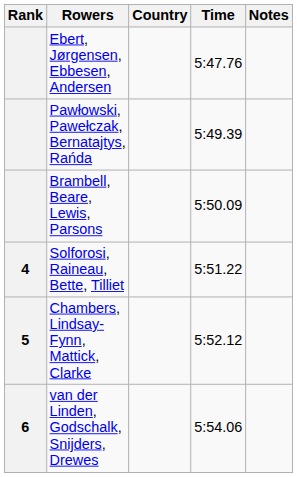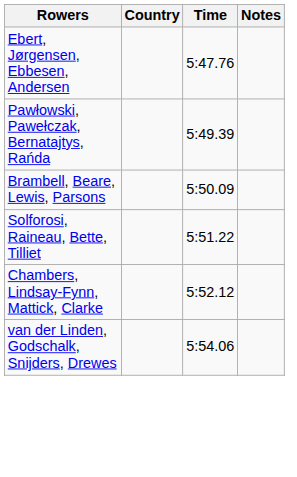- column: (25, 15)
